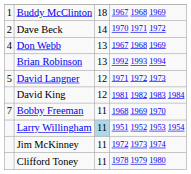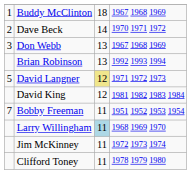(9, 45) 4 -> (9, 45) 3
(102, 78) no background -> (102, 78) khaki background
(139, 111) 1968 1969 1970 -> (148, 111) 1951 1952 1953 1954
(148, 128) 1951 1952 1953 1954 -> (139, 128) 1968 1969 1970
